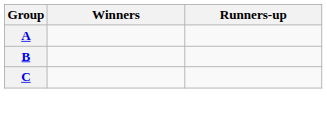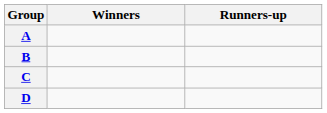+ row: (26, 98)
